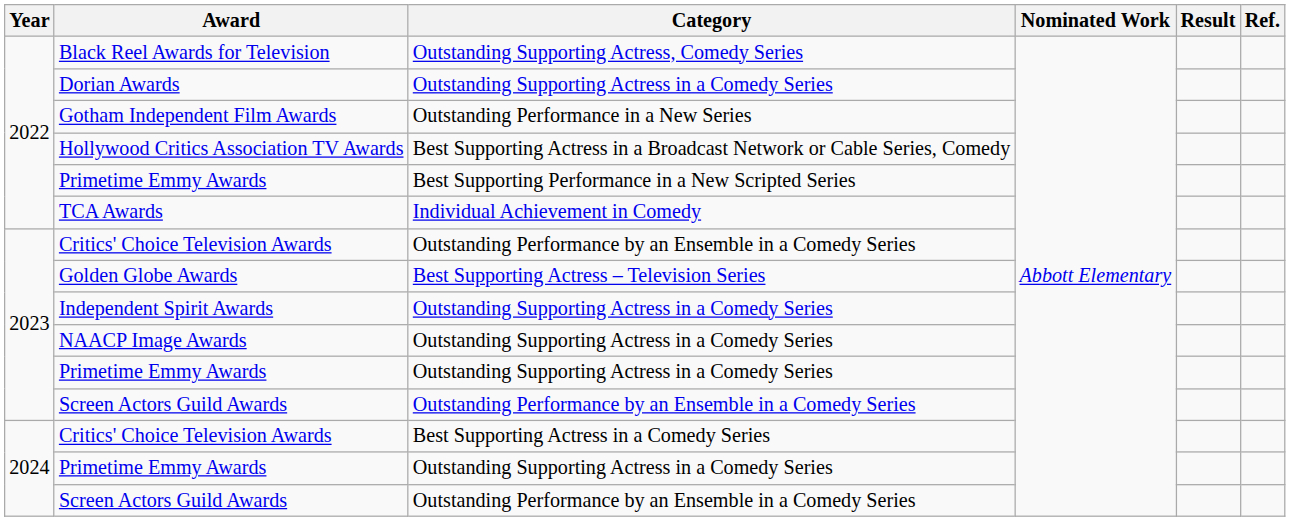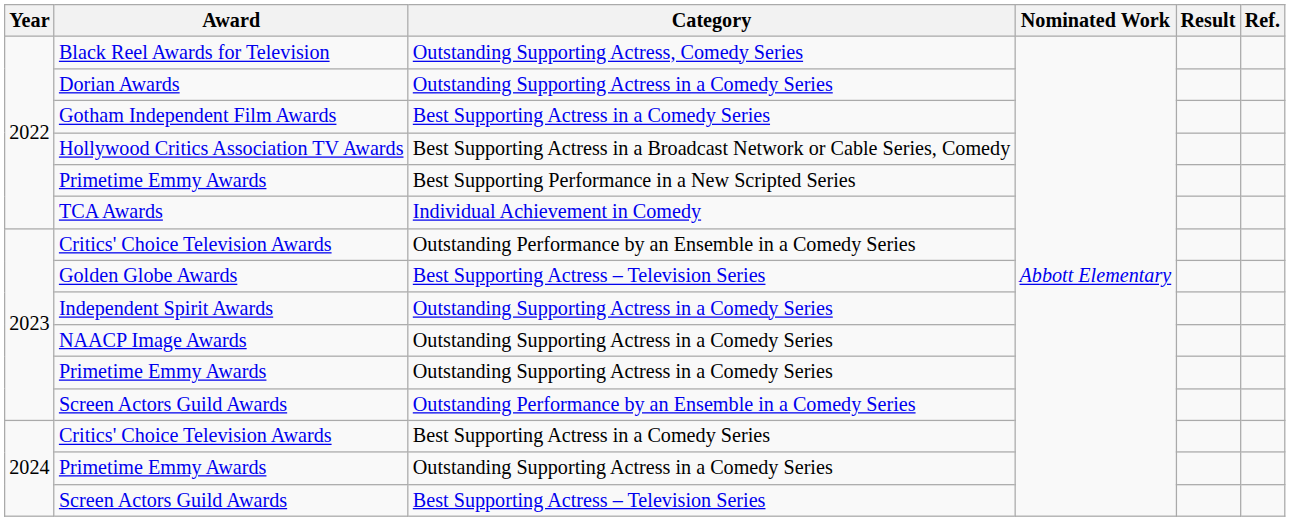(582, 116) Outstanding Performance in a New Series -> (591, 116) Best Supporting Actress in a Comedy Series
(664, 500) Outstanding Performance by an Ensemble in a Comedy Series -> (589, 500) Best Supporting Actress – Television Series
